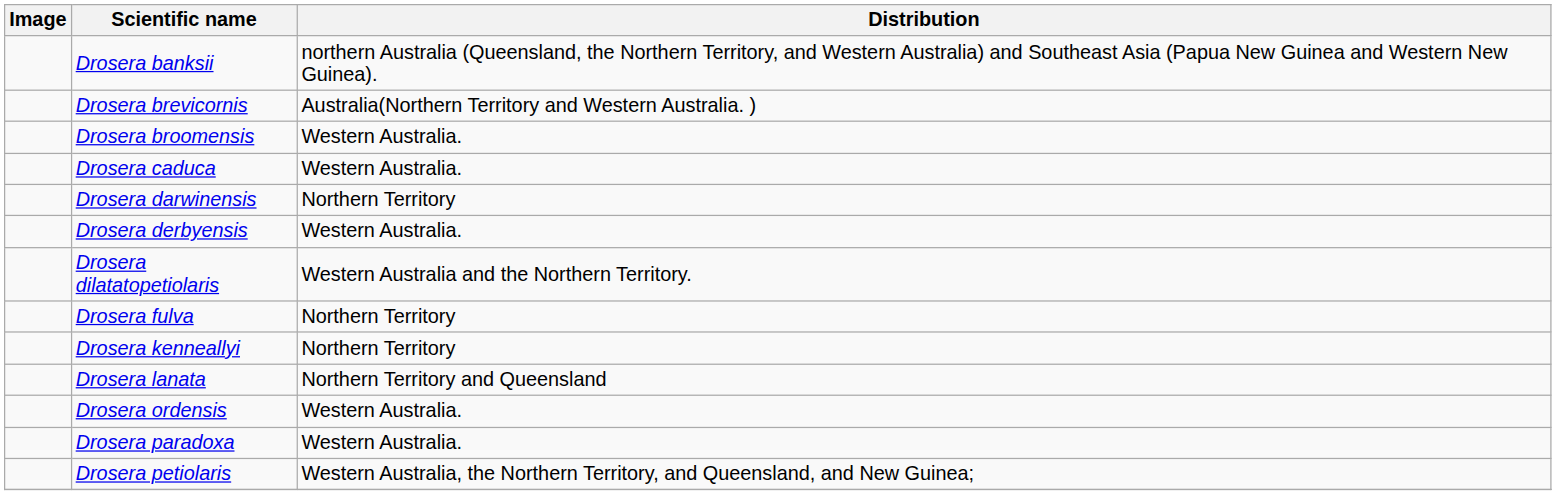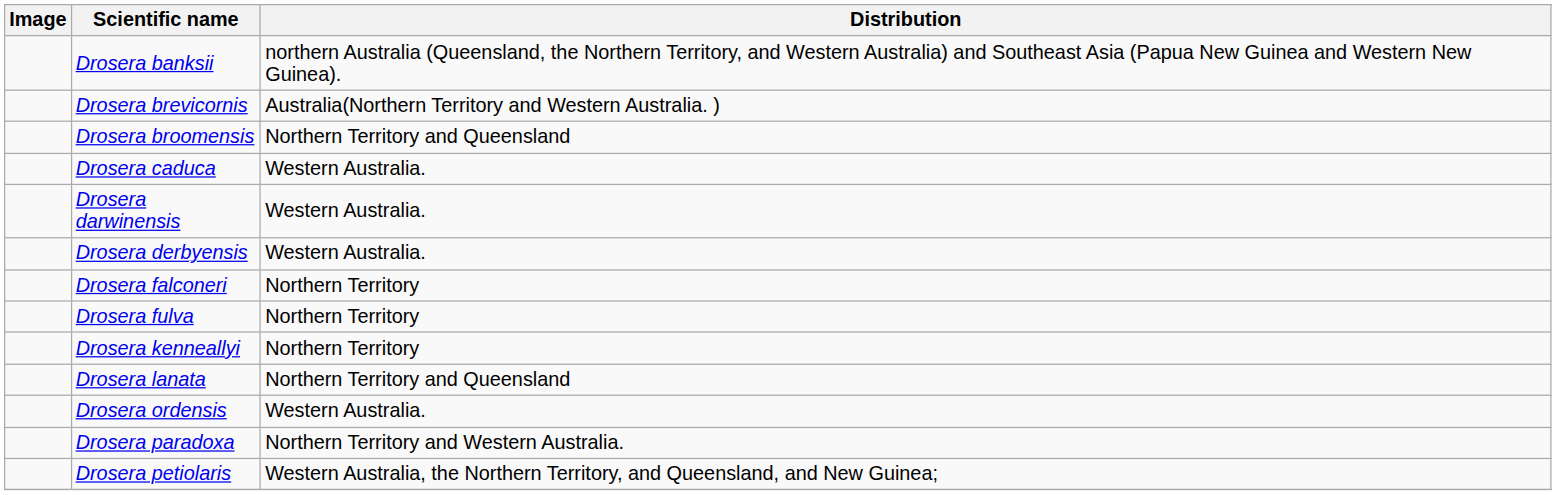(382, 136) Western Australia. -> (418, 136) Northern Territory and Queensland
(378, 199) Northern Territory -> (346, 211) Western Australia.
- row: (147, 273)
+ row: (151, 285)
(382, 442) Western Australia. -> (445, 442) Northern Territory and Western Australia.
